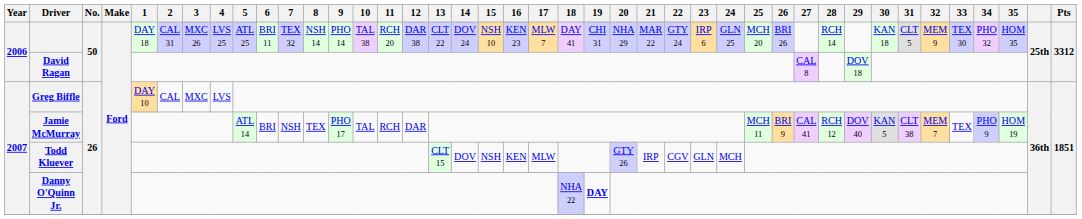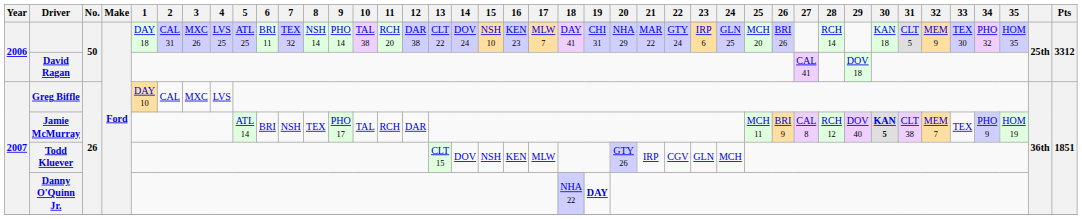(806, 66) CAL 8 -> (806, 66) CAL 41
(806, 126) CAL 41 -> (806, 126) CAL 8
(884, 126) normal -> (885, 127) bold
